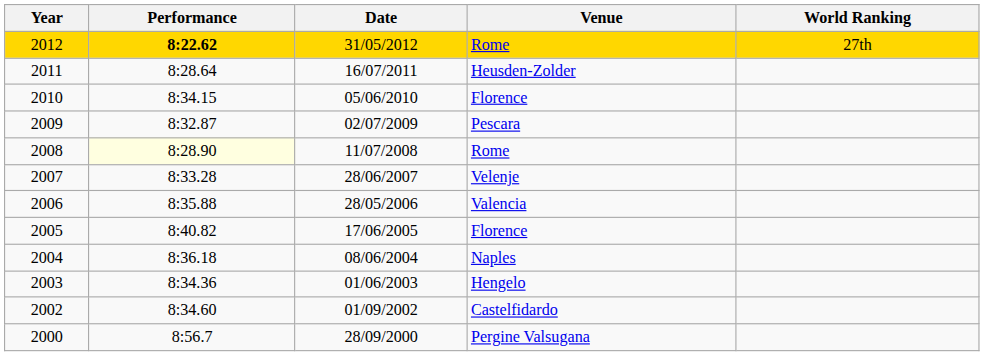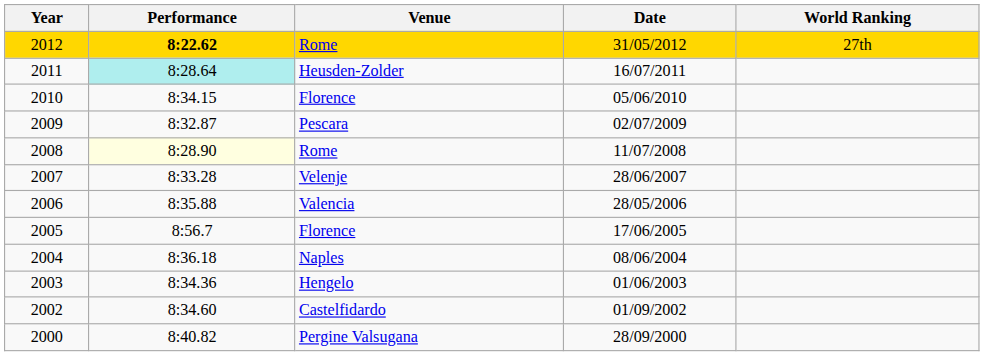columns swapped: (601, 18) <-> (381, 18)
(192, 71) no background -> (192, 71) paleturquoise background
(192, 230) 8:40.82 -> (192, 230) 8:56.7
(192, 337) 8:56.7 -> (192, 337) 8:40.82
